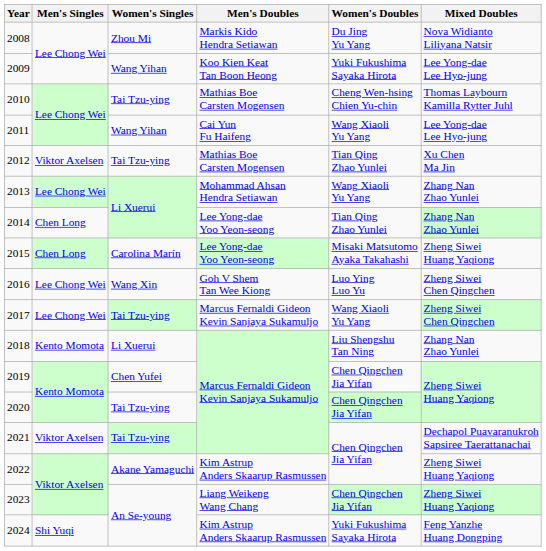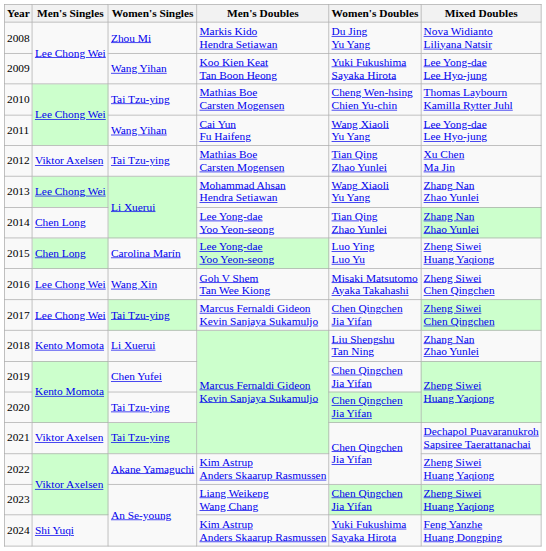(375, 253) Misaki Matsutomo Ayaka Takahashi -> (353, 253) Luo Ying Luo Yu
(353, 284) Luo Ying Luo Yu -> (375, 284) Misaki Matsutomo Ayaka Takahashi
(360, 315) Wang Xiaoli Yu Yang -> (367, 315) Chen Qingchen Jia Yifan
